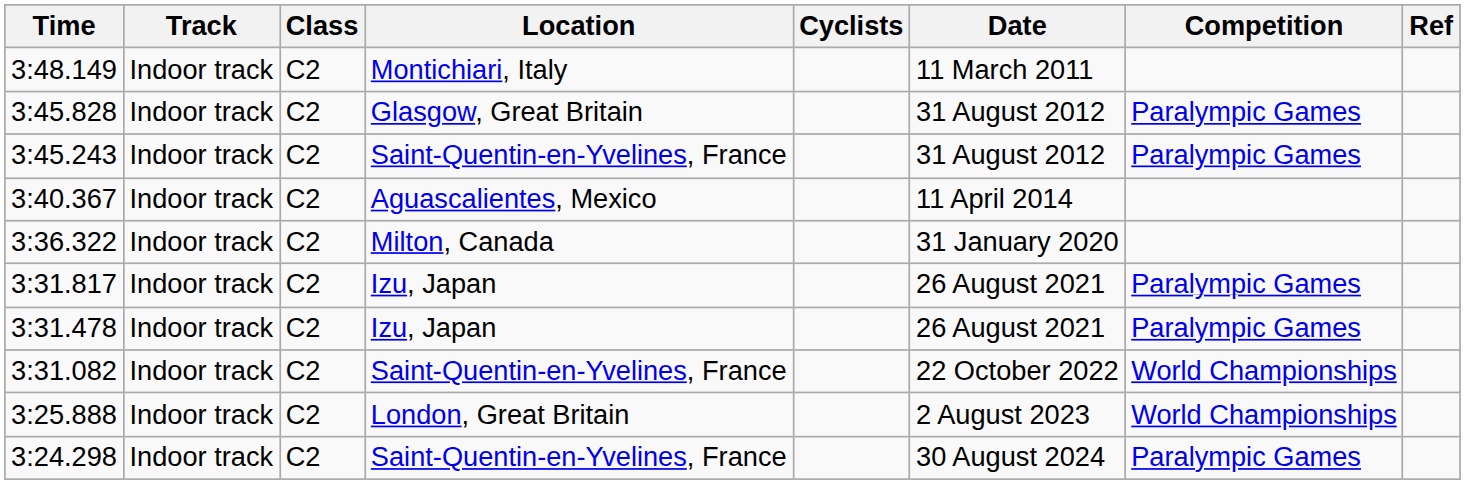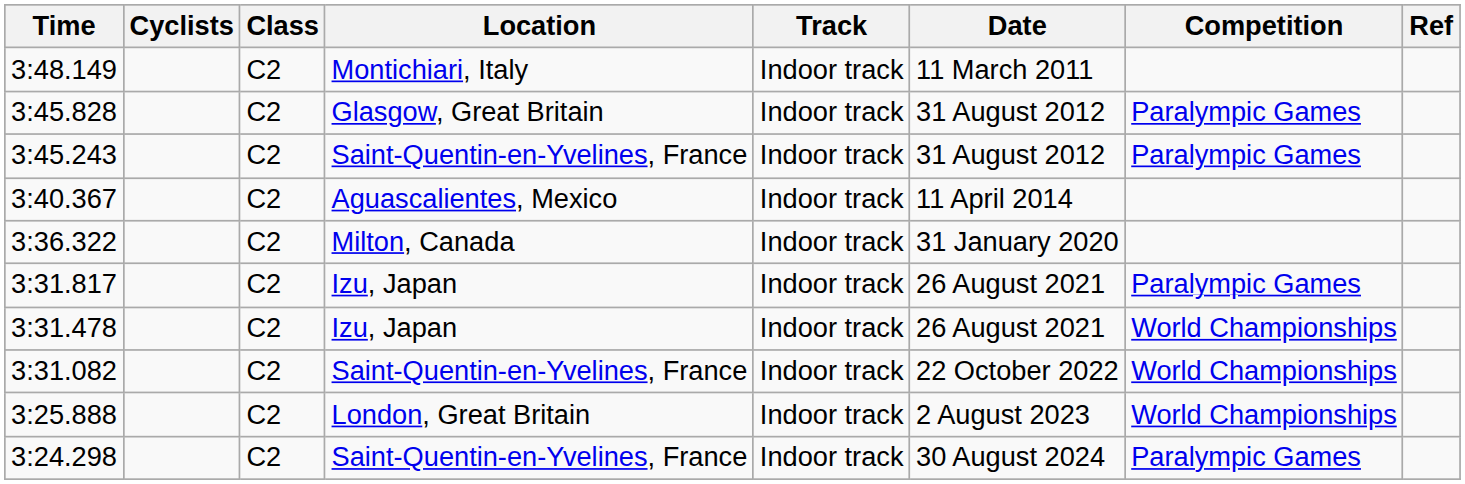columns swapped: (851, 26) <-> (201, 26)
(1246, 328) Paralympic Games -> (1264, 328) World Championships
